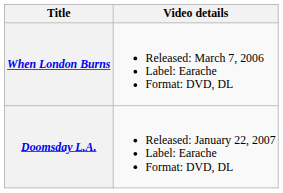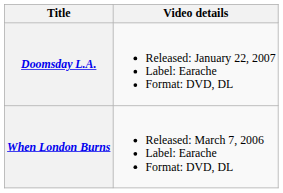rows swapped: (59, 64) <-> (59, 146)
